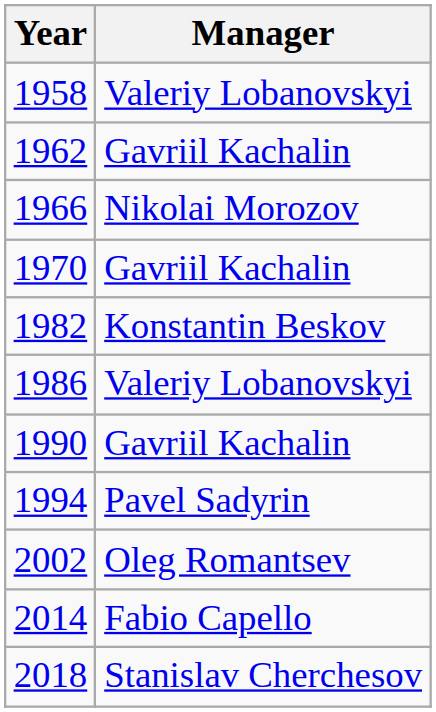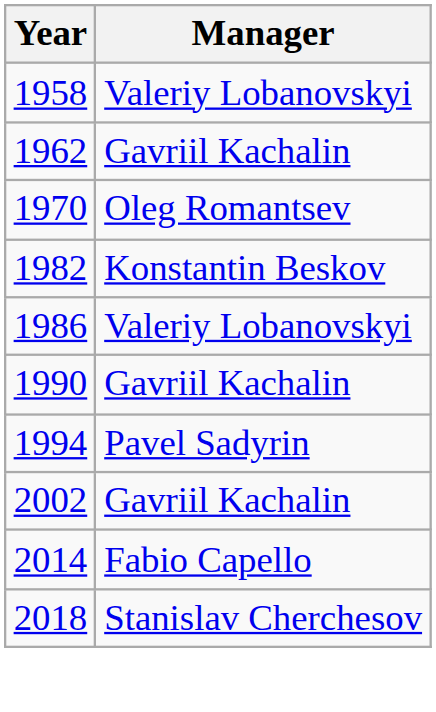- row: (50, 208)
(227, 267) Gavriil Kachalin -> (227, 208) Oleg Romantsev
(227, 558) Oleg Romantsev -> (227, 500) Gavriil Kachalin
